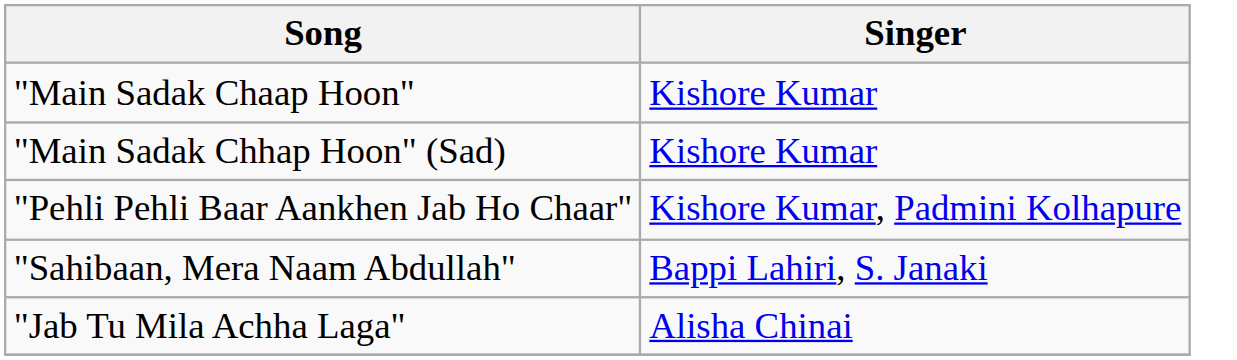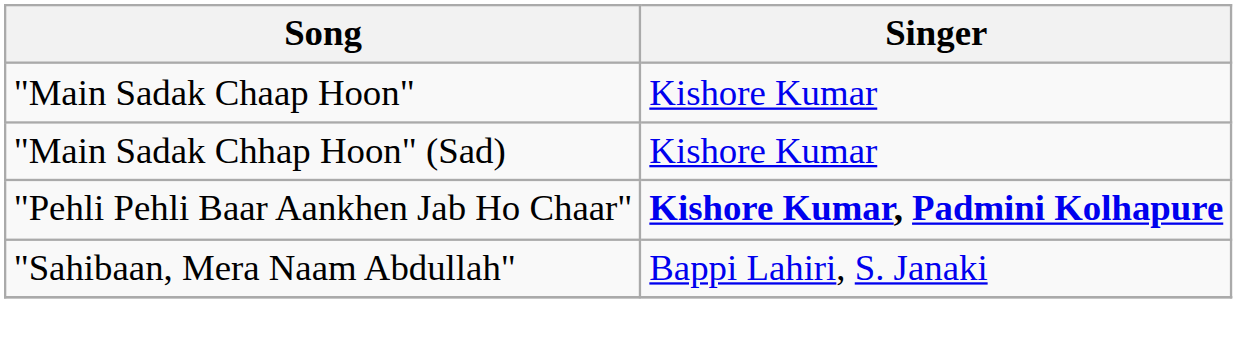(915, 208) normal -> (936, 208) bold
- row: (210, 325)
